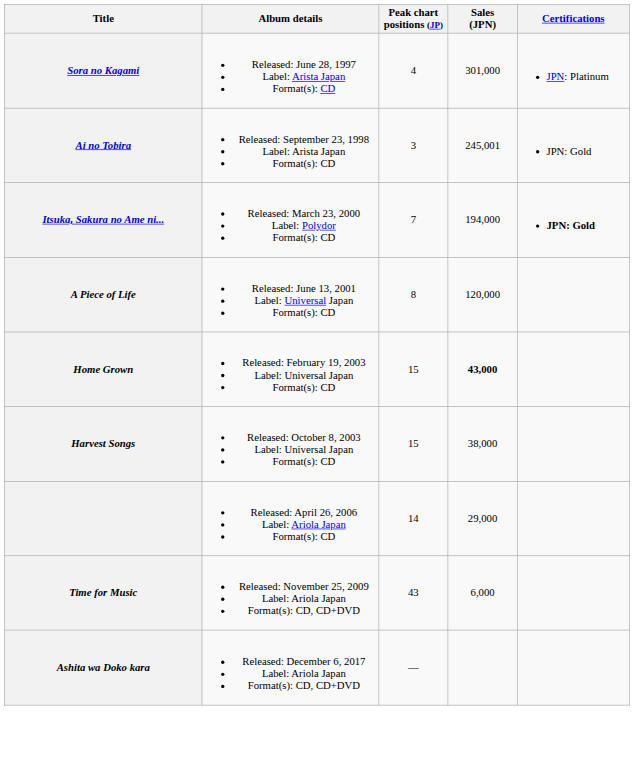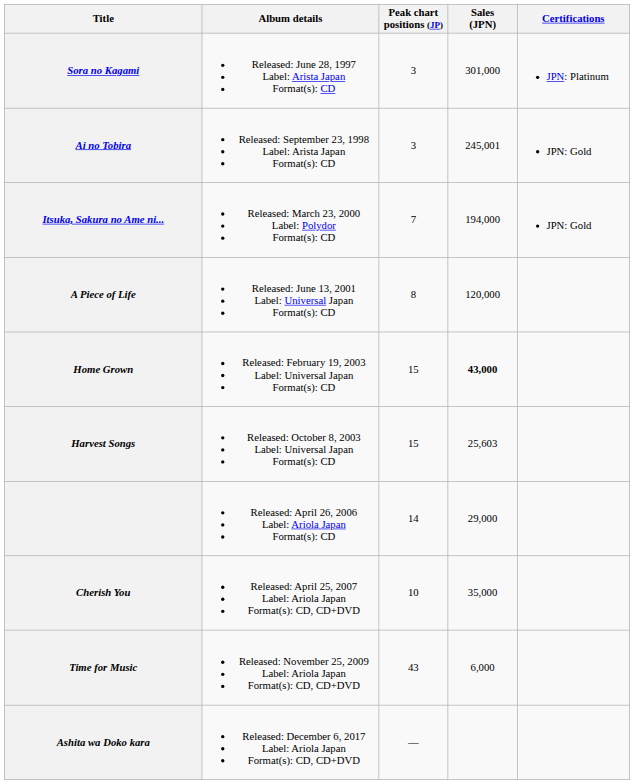(413, 70) 4 -> (413, 70) 3
(573, 226) bold -> (573, 226) normal
(483, 443) 38,000 -> (483, 443) 25,603
+ row: (103, 593)
